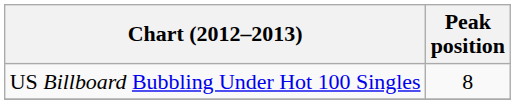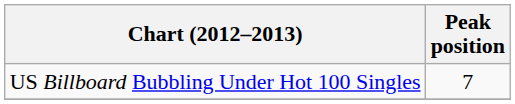(468, 81) 8 -> (468, 81) 7
